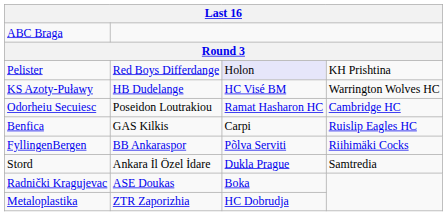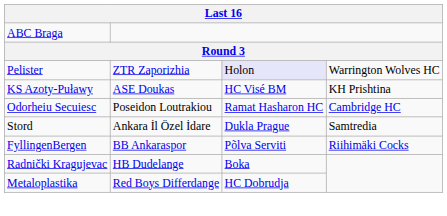(166, 70) Red Boys Differdange -> (151, 70) ZTR Zaporizhia
(360, 70) KH Prishtina -> (384, 70) Warrington Wolves HC
(148, 88) HB Dudelange -> (144, 88) ASE Doukas
(384, 88) Warrington Wolves HC -> (360, 88) KH Prishtina
- row: (26, 126)
rows swapped: (20, 164) <-> (47, 145)
(144, 182) ASE Doukas -> (148, 164) HB Dudelange
(151, 201) ZTR Zaporizhia -> (166, 182) Red Boys Differdange
